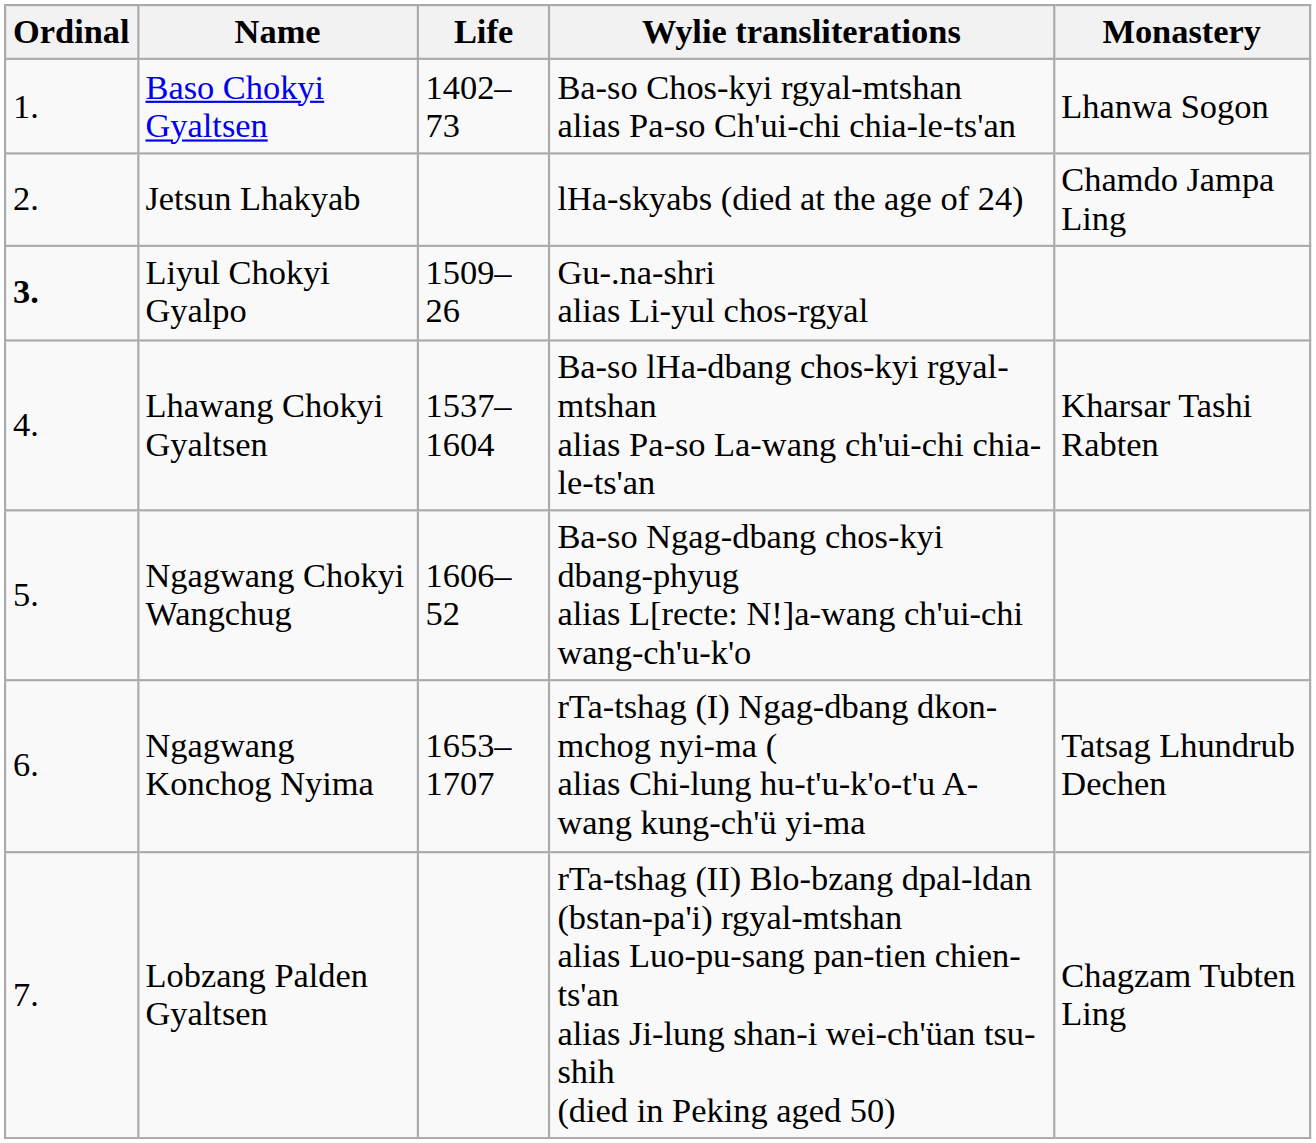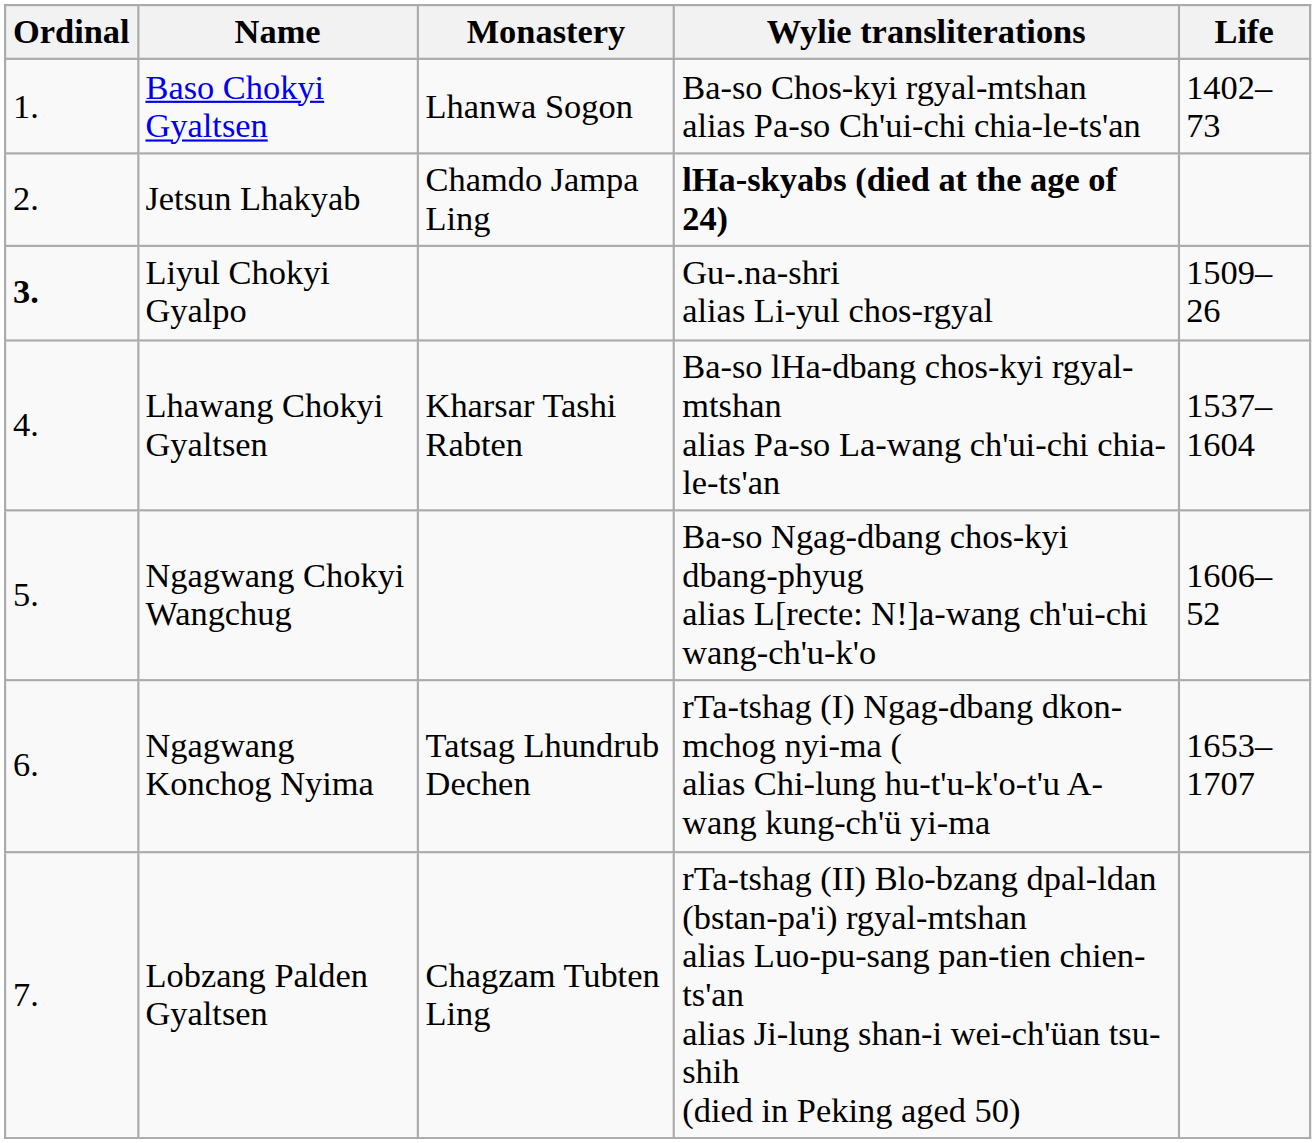columns swapped: (484, 31) <-> (1182, 31)
(790, 198) normal -> (900, 198) bold
